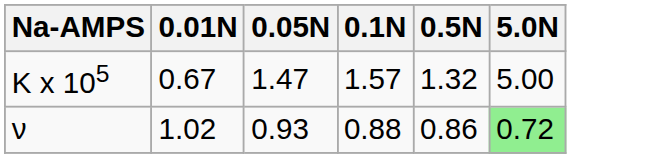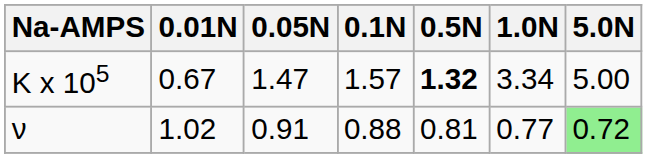+ column: (528, 27)
(449, 78) normal -> (449, 78) bold
(280, 129) 0.93 -> (280, 129) 0.91
(449, 129) 0.86 -> (449, 129) 0.81
